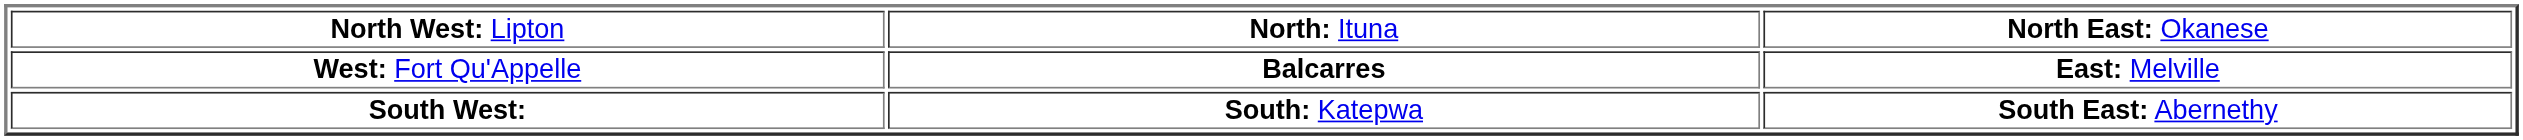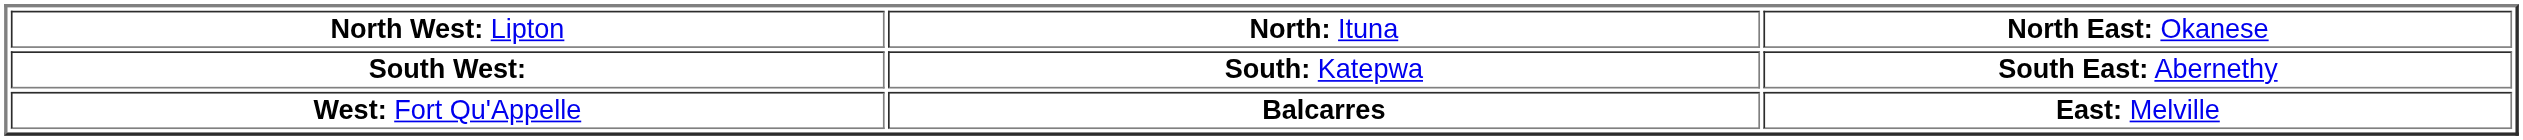rows swapped: (447, 69) <-> (447, 110)
